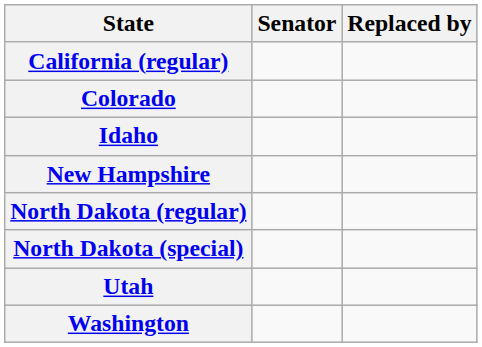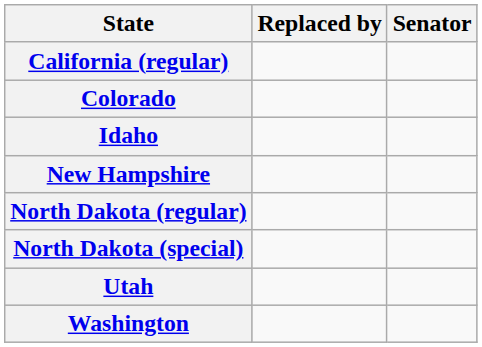columns swapped: (297, 23) <-> (409, 23)
